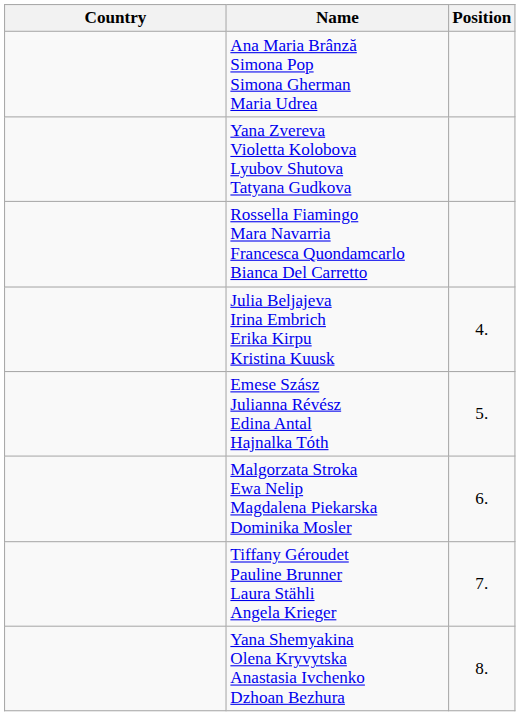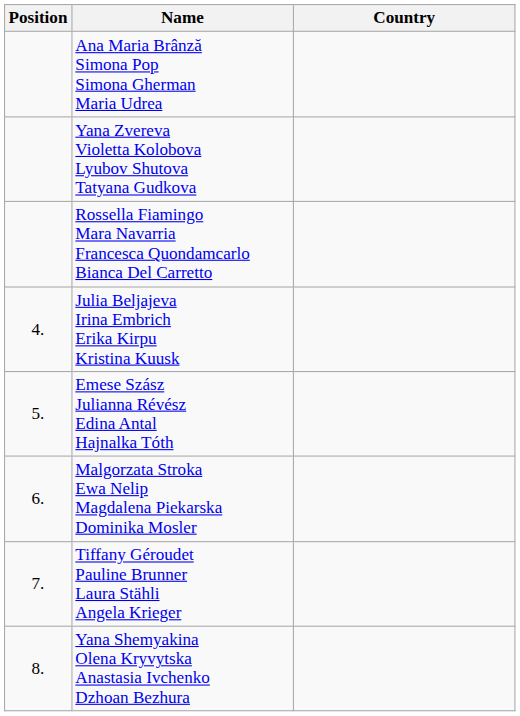columns swapped: (482, 18) <-> (115, 18)
